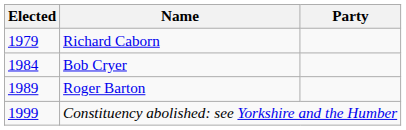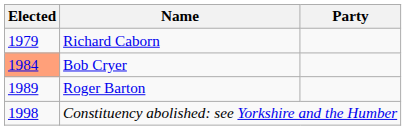(23, 64) no background -> (23, 64) lightsalmon background
(23, 112) 1999 -> (23, 112) 1998
